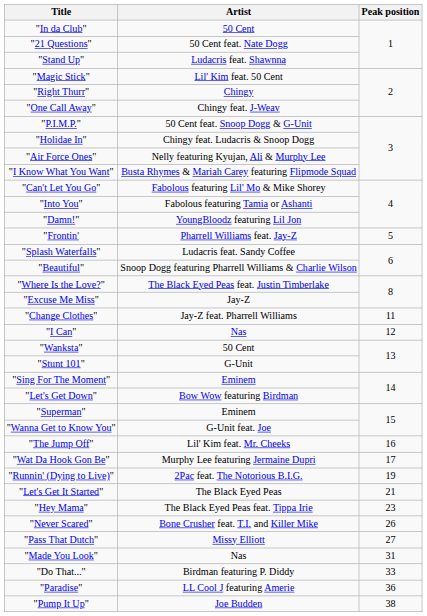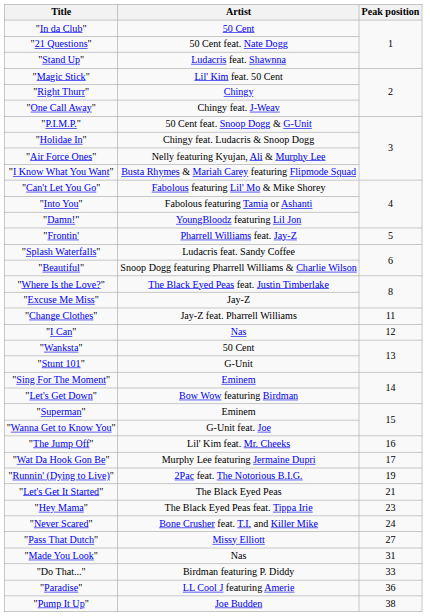(390, 524) 26 -> (390, 524) 24
